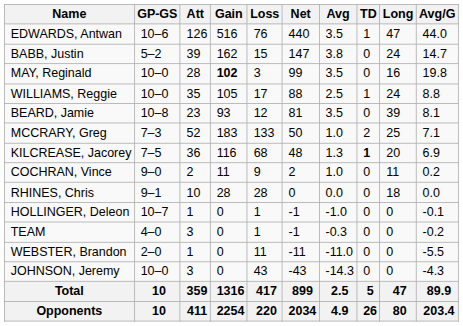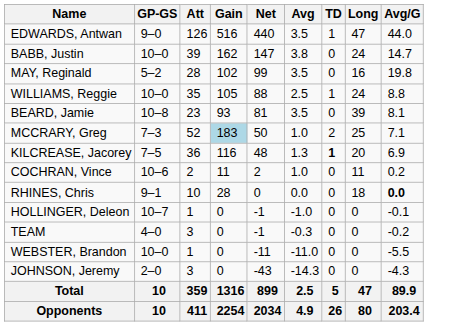- column: (265, 14)
(153, 34) 10–6 -> (149, 34) 9–0
(149, 53) 5–2 -> (153, 53) 10–0
(153, 73) 10–0 -> (149, 73) 5–2
(225, 73) bold -> (225, 73) normal
(225, 133) no background -> (225, 133) lightblue background
(149, 172) 9–0 -> (153, 172) 10–6
(429, 192) normal -> (395, 192) bold
(149, 251) 2–0 -> (153, 251) 10–0
(153, 271) 10–0 -> (149, 271) 2–0
